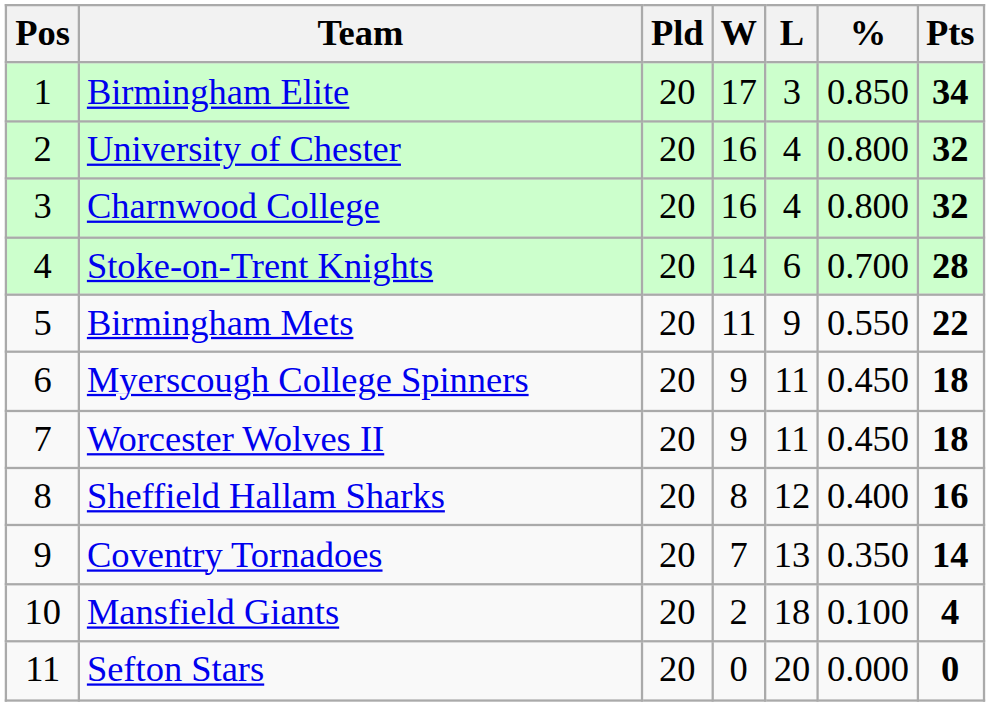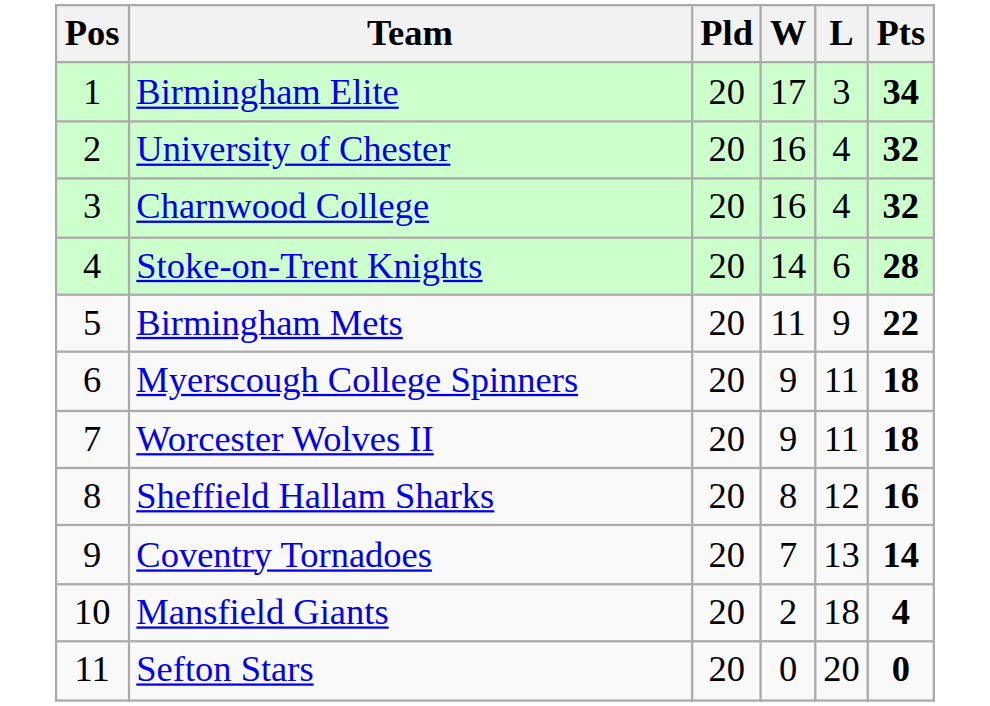- column: (868, 33)
